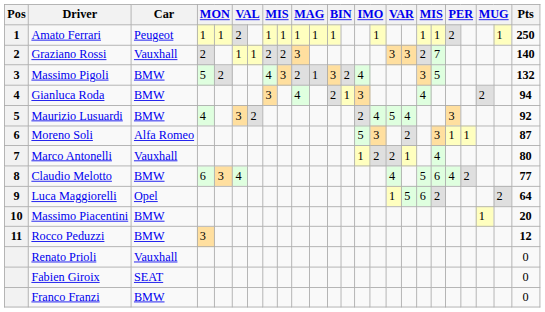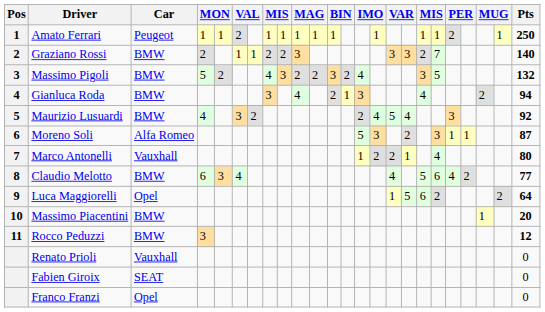(156, 55) Vauxhall -> (149, 55) BMW
(315, 75) 1 -> (315, 75) 2
(149, 297) BMW -> (146, 297) Opel
